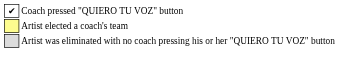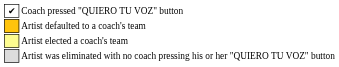+ row: (84, 26)
